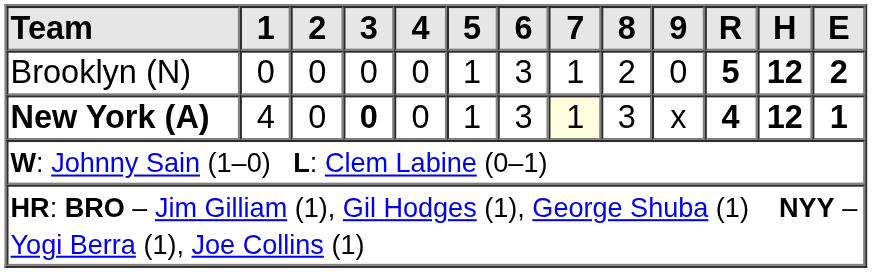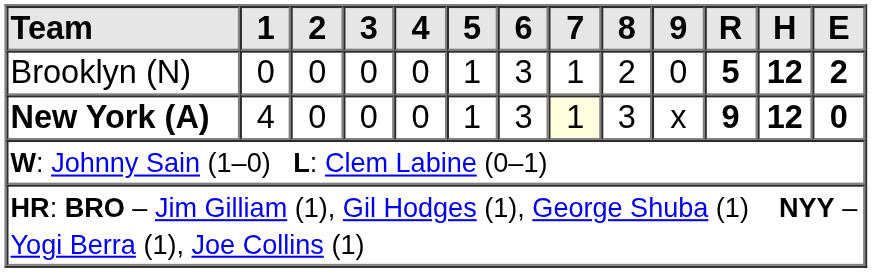(369, 117) bold -> (369, 117) normal
(731, 117) 4 -> (731, 117) 9
(839, 117) 1 -> (839, 117) 0
